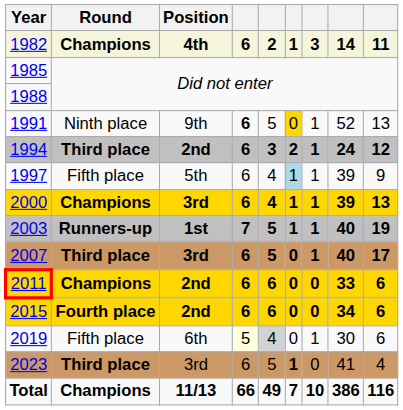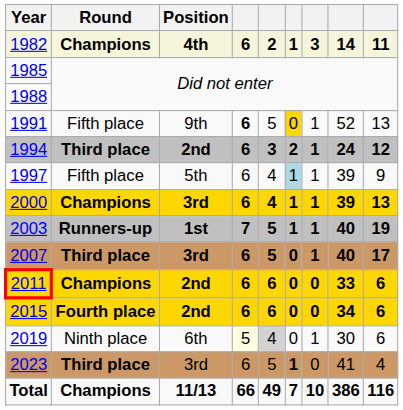(106, 123) Ninth place -> (105, 123) Fifth place
(105, 338) Fifth place -> (106, 338) Ninth place
